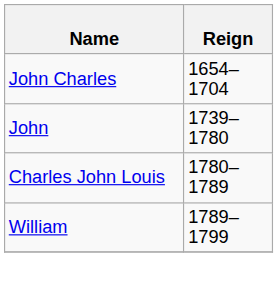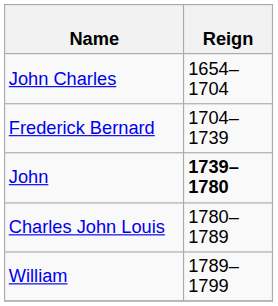+ row: (82, 128)
(214, 128) normal -> (214, 177) bold
